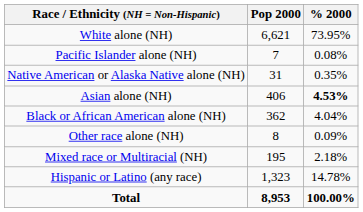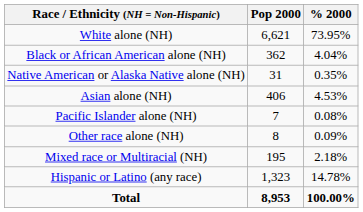rows swapped: (126, 116) <-> (126, 55)
(331, 95) bold -> (331, 95) normal
